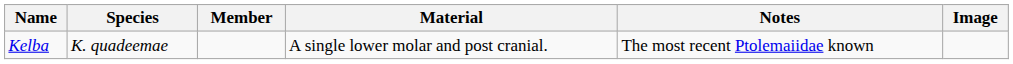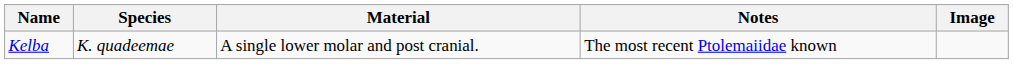- column: (242, 17)
